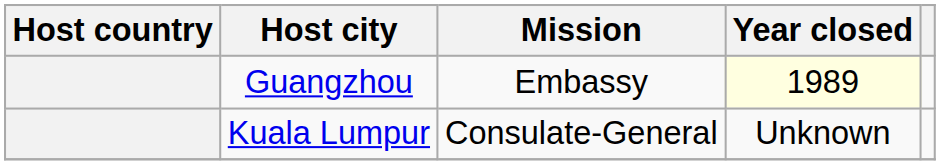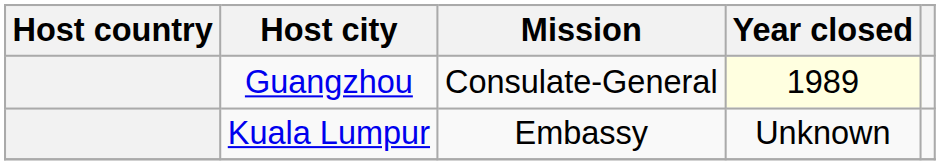(581, 81) Embassy -> (581, 81) Consulate-General
(581, 133) Consulate-General -> (581, 133) Embassy
